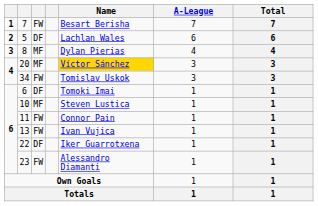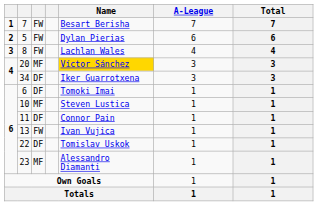(38, 38) DF -> (38, 38) FW
(93, 38) Lachlan Wales -> (93, 38) Dylan Pierias
(38, 51) MF -> (38, 51) FW
(93, 51) Dylan Pierias -> (93, 51) Lachlan Wales
(38, 78) FW -> (38, 78) DF
(95, 78) Tomislav Uskok -> (100, 78) Iker Guarrotxena
(38, 118) FW -> (38, 118) DF
(100, 144) Iker Guarrotxena -> (95, 144) Tomislav Uskok
(38, 163) FW -> (38, 163) MF
